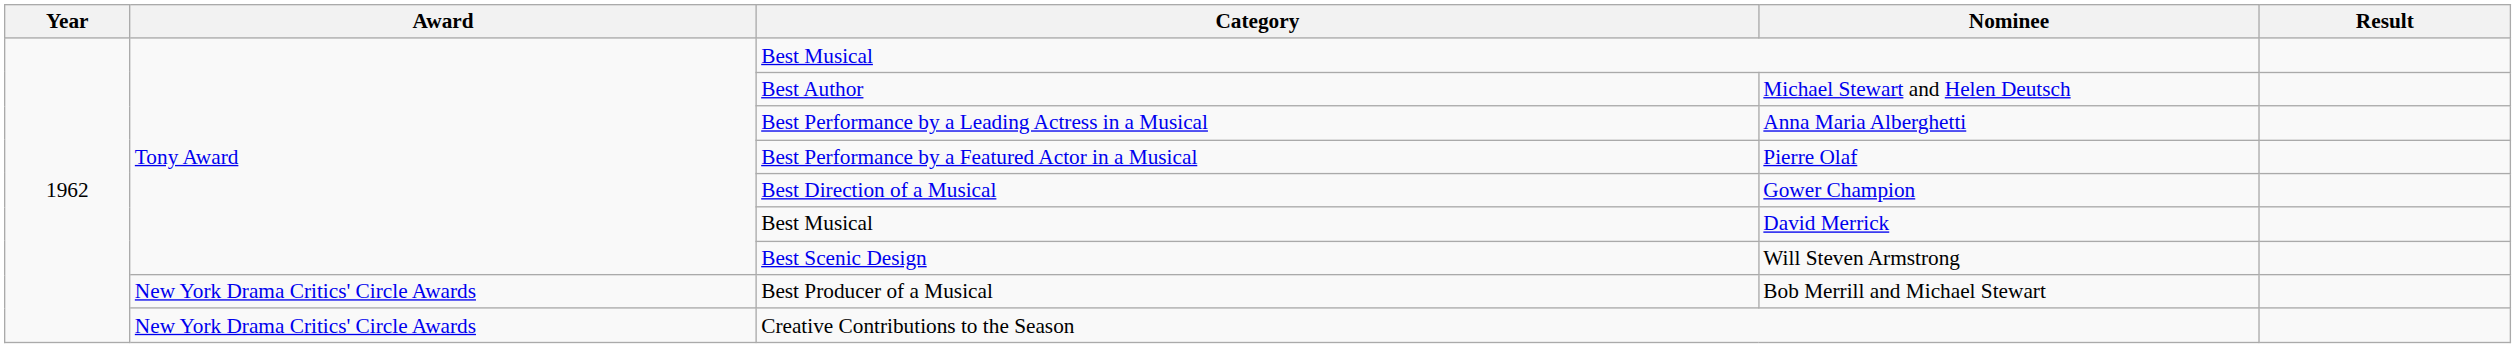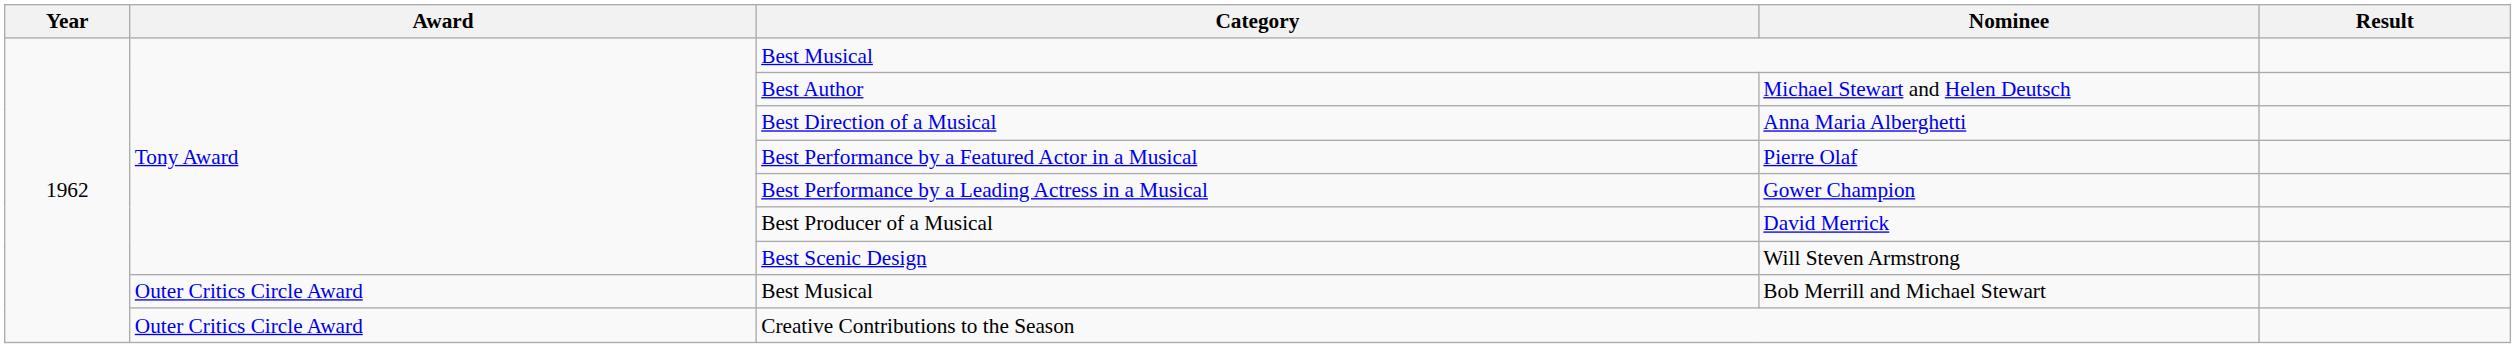(985, 122) Best Performance by a Leading Actress in a Musical -> (879, 122) Best Direction of a Musical
(879, 190) Best Direction of a Musical -> (985, 190) Best Performance by a Leading Actress in a Musical
(817, 223) Best Musical -> (877, 223) Best Producer of a Musical
(305, 291) New York Drama Critics' Circle Awards -> (249, 291) Outer Critics Circle Award
(877, 291) Best Producer of a Musical -> (817, 291) Best Musical
(305, 325) New York Drama Critics' Circle Awards -> (249, 325) Outer Critics Circle Award
